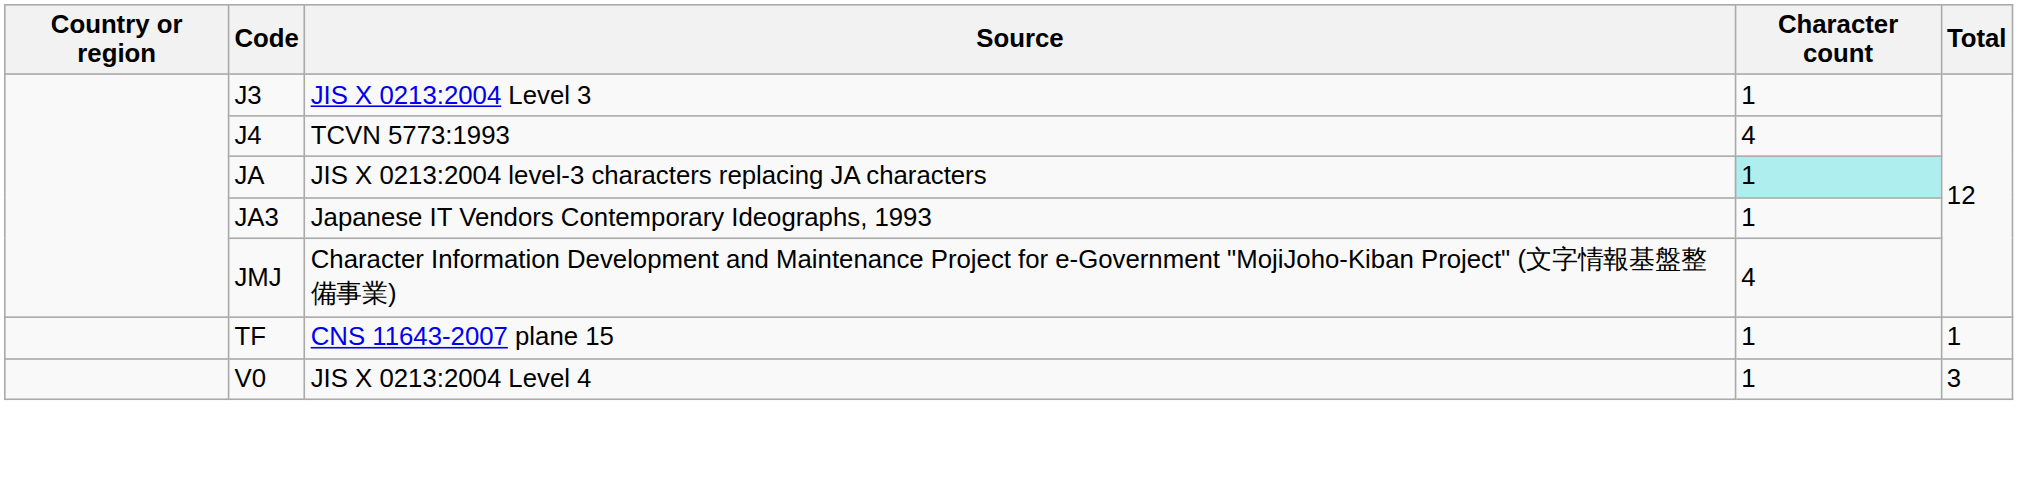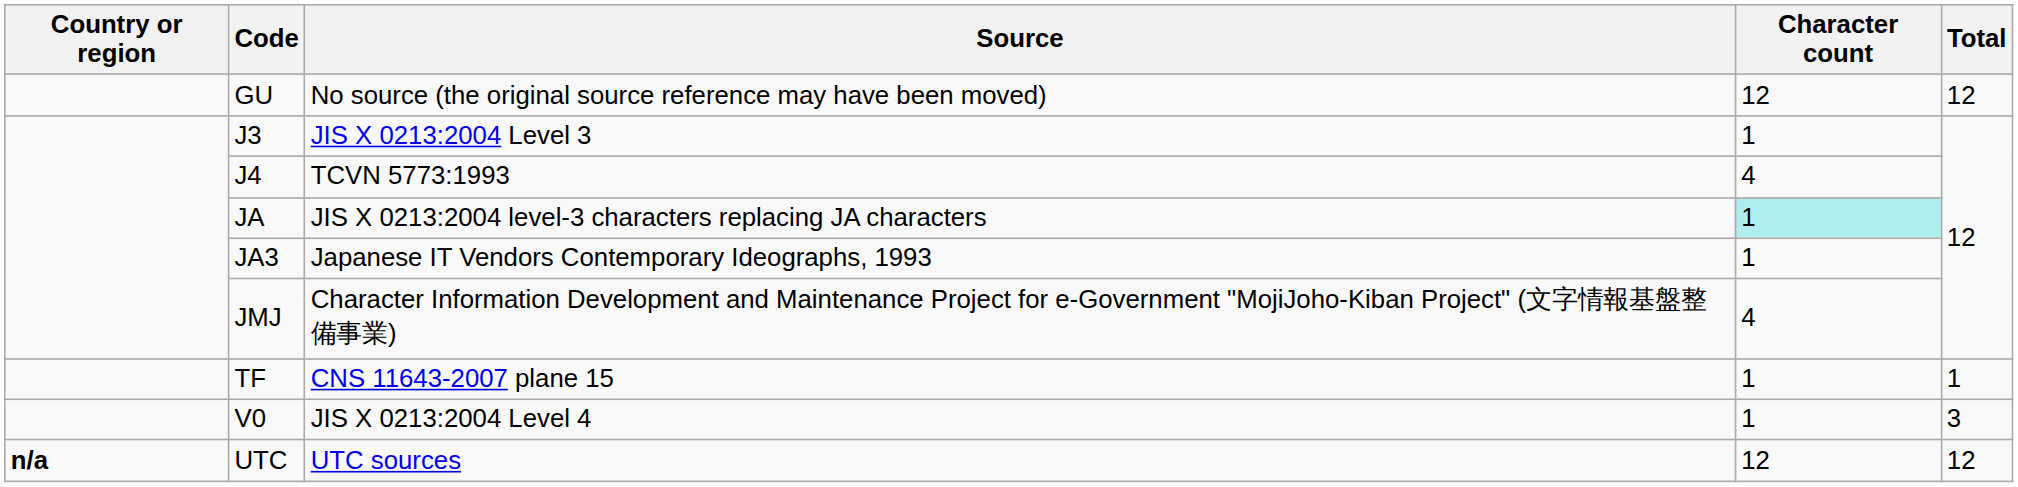+ row: (254, 94)
+ row: (261, 460)
